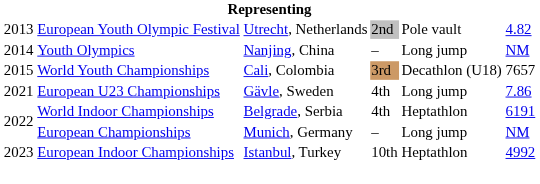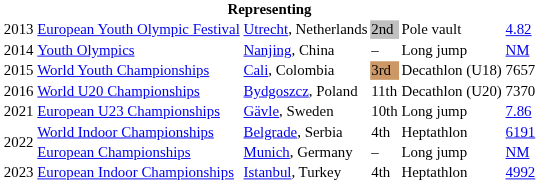+ row: (119, 91)
(381, 91) 4th -> (384, 111) 10th
(384, 152) 10th -> (381, 172) 4th
